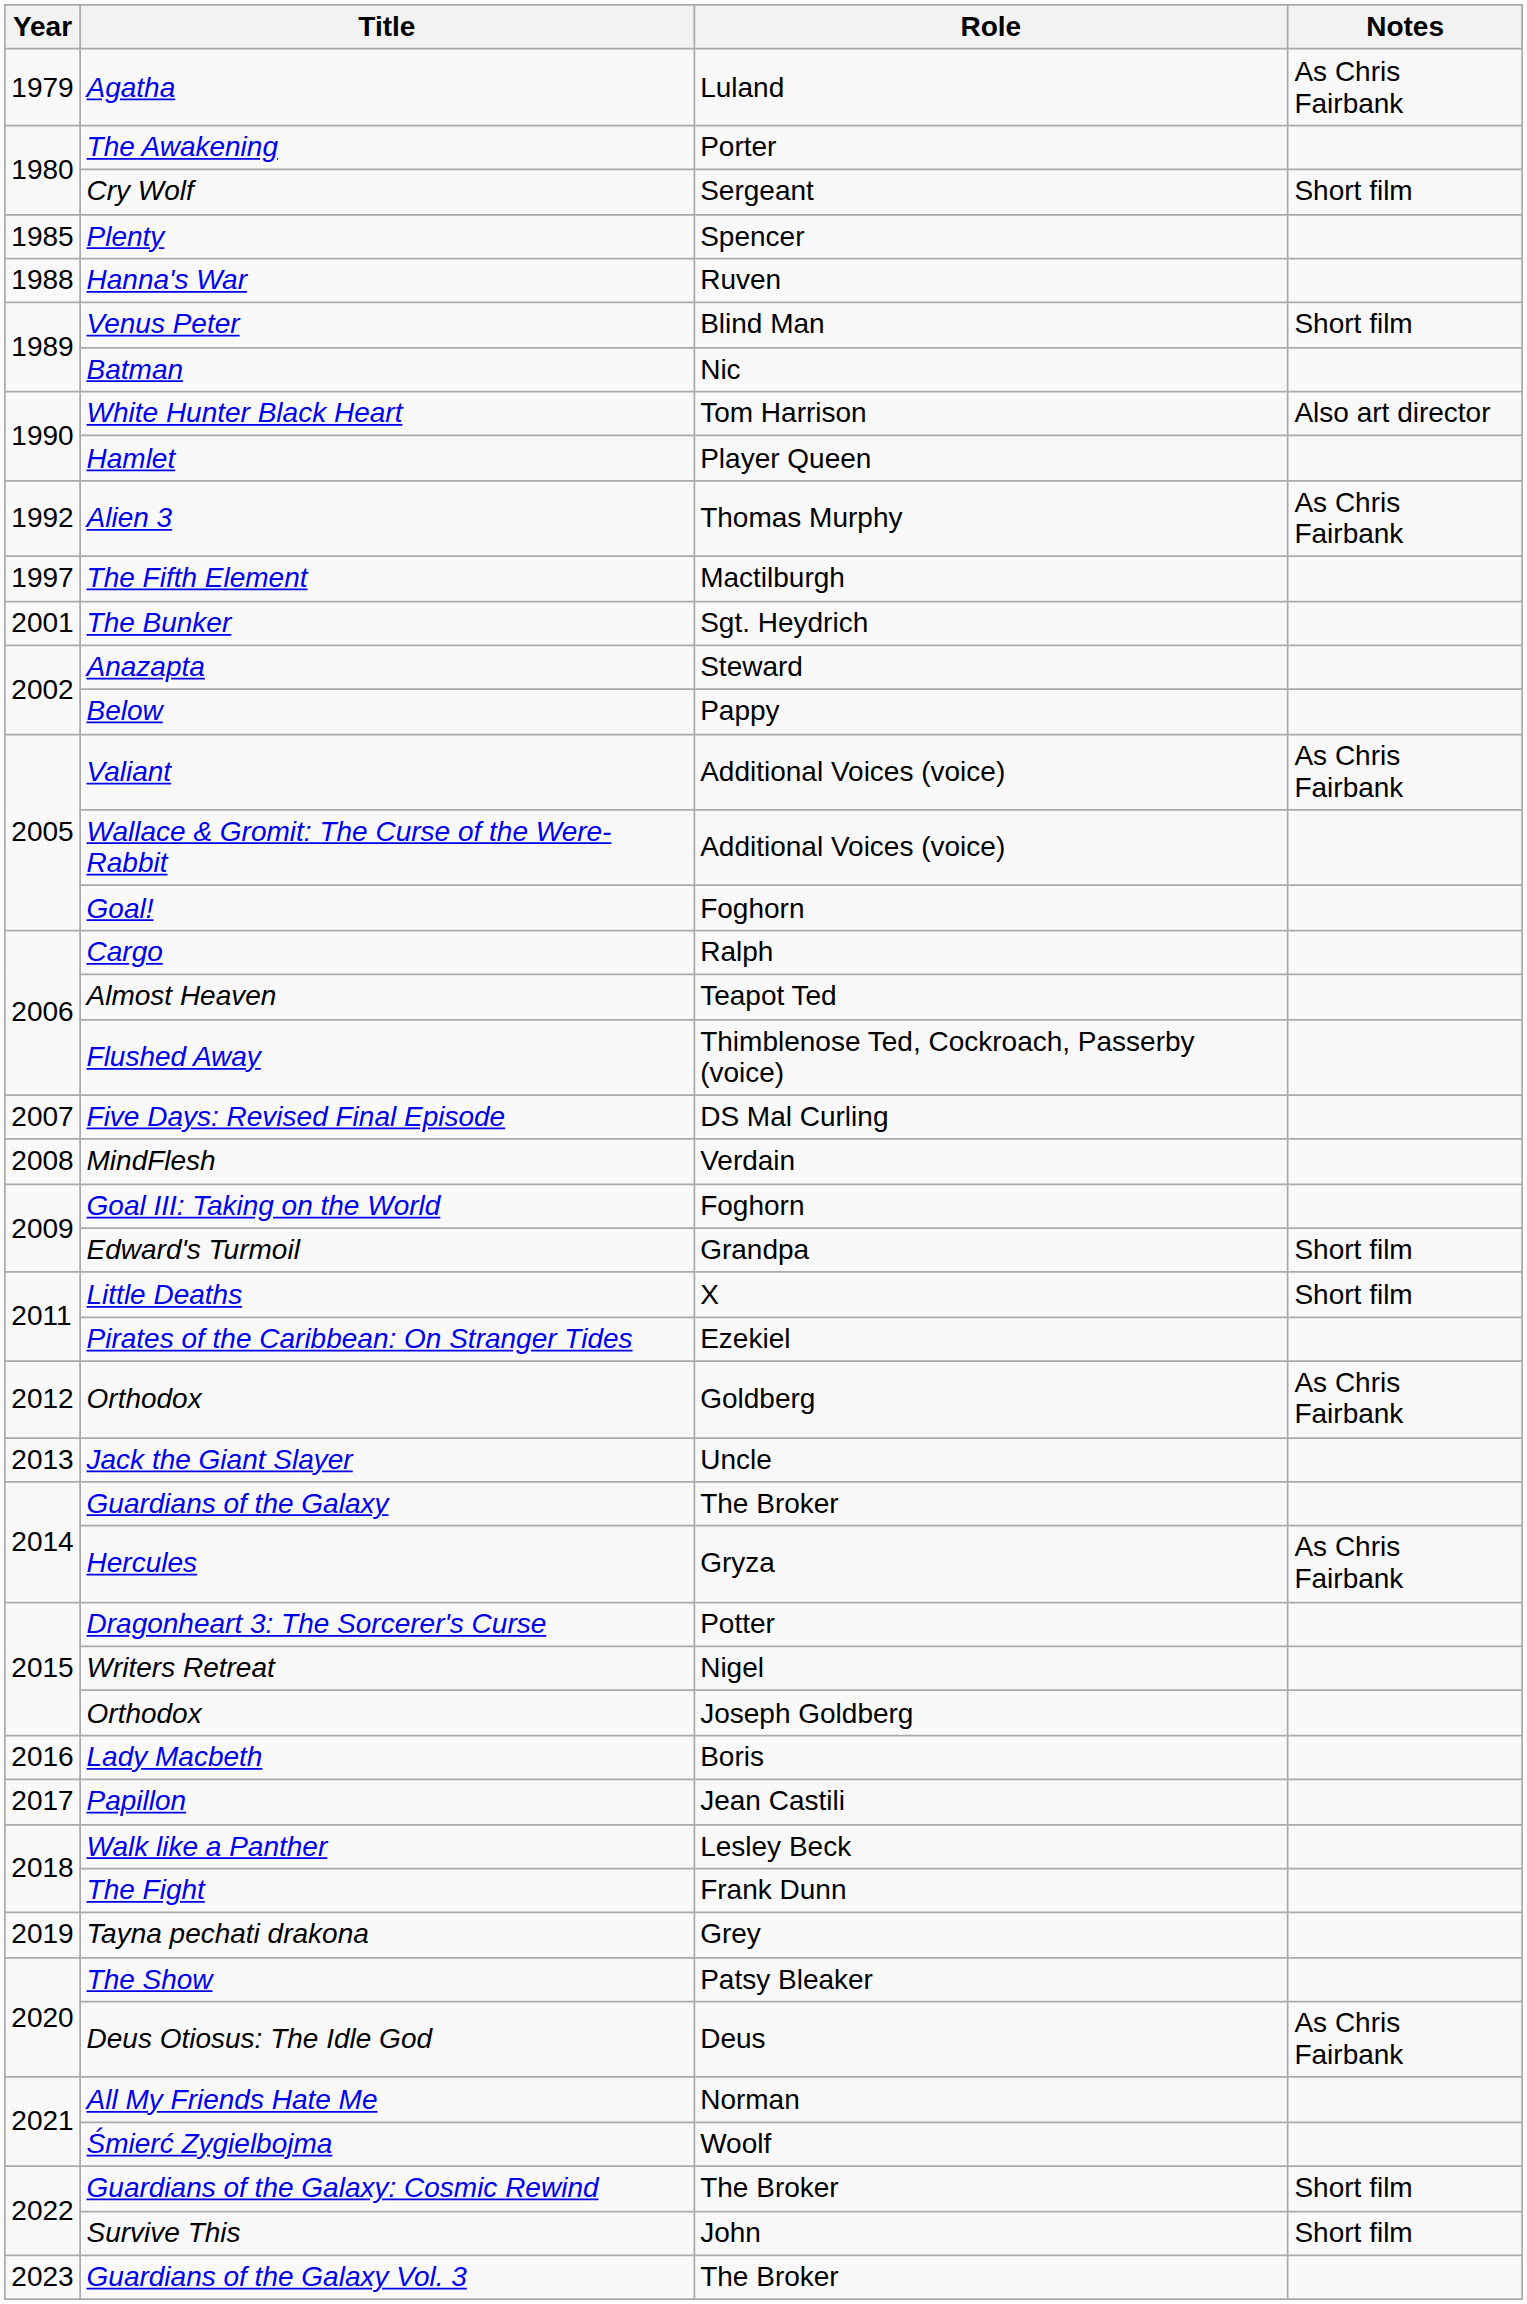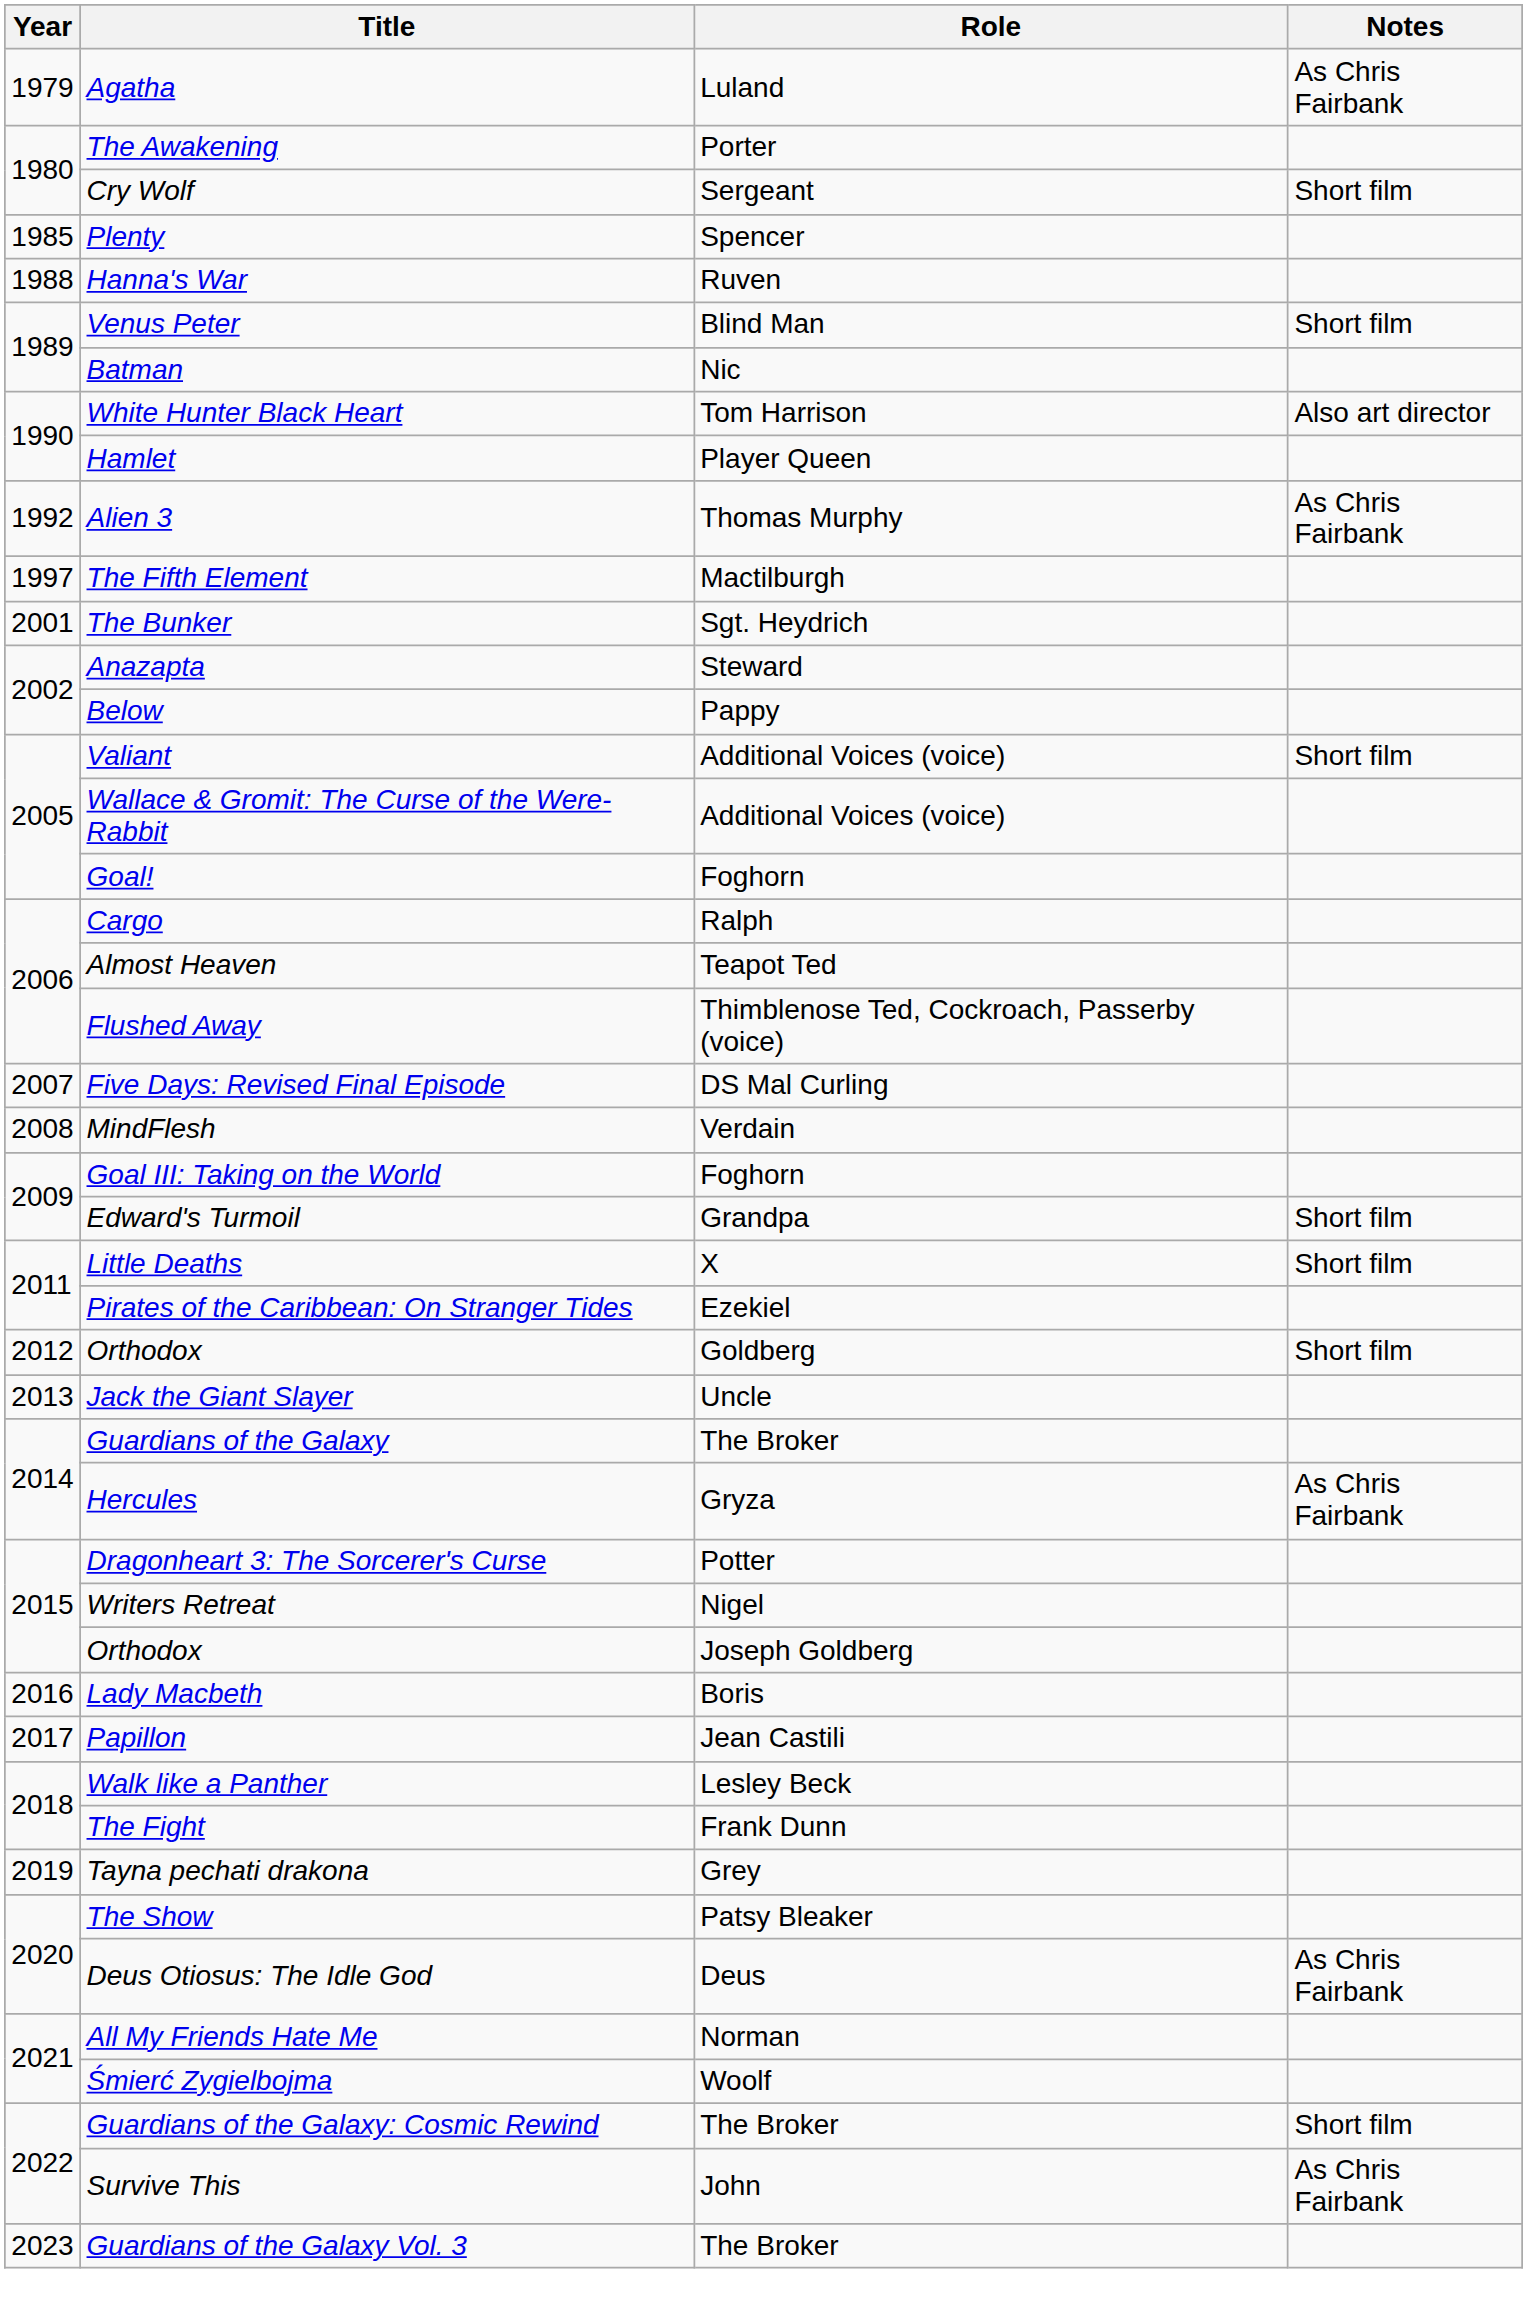(1349, 771) As Chris Fairbank -> (1354, 755) Short film
(1349, 1398) As Chris Fairbank -> (1354, 1351) Short film
(1354, 2232) Short film -> (1349, 2185) As Chris Fairbank
